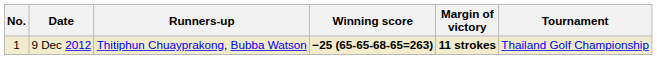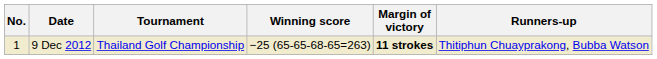columns swapped: (575, 20) <-> (202, 20)
(373, 45) bold -> (310, 45) normal
